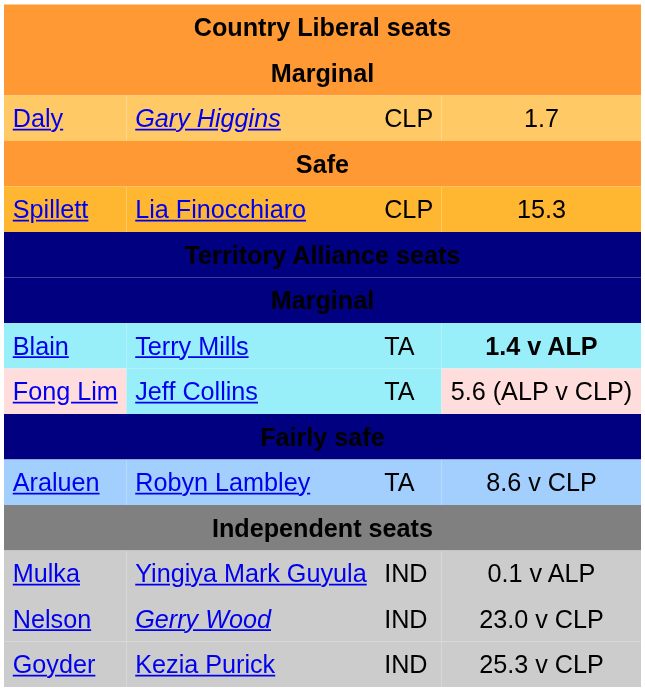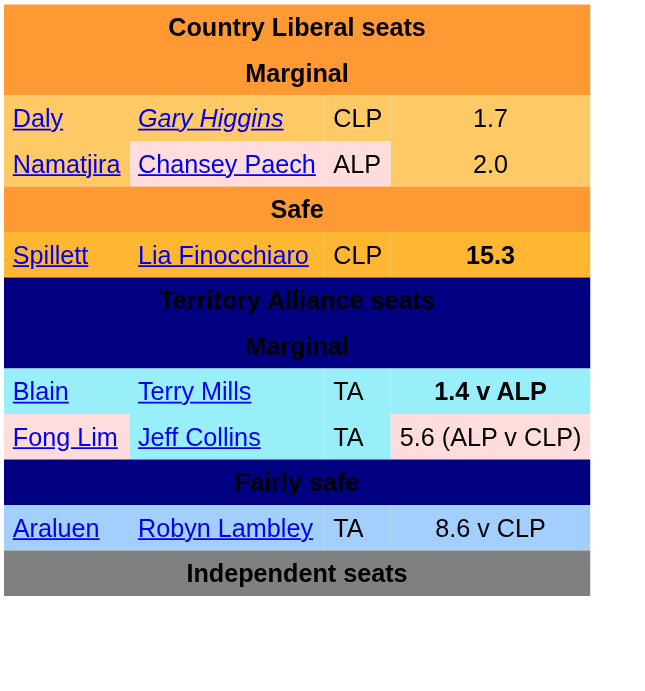+ row: (67, 163)
(541, 209) normal -> (491, 254) bold
- row: (46, 573)
- row: (52, 618)
- row: (54, 664)
